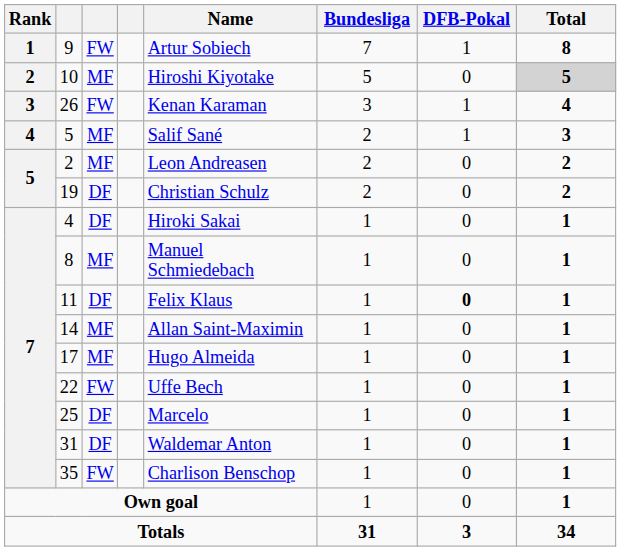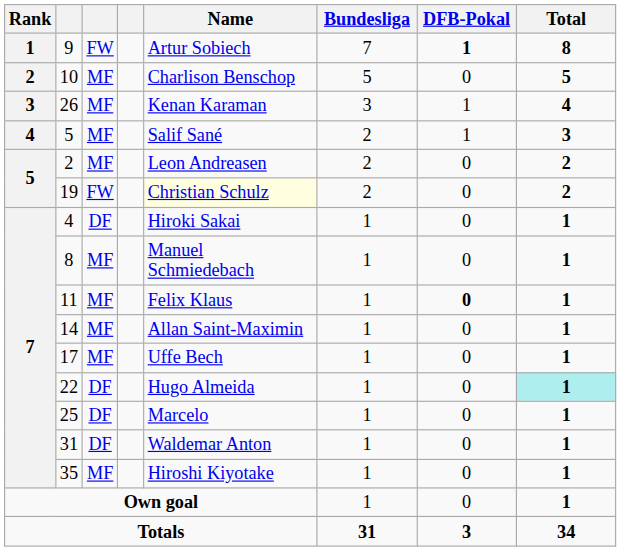(467, 47) normal -> (467, 47) bold
(211, 76) Hiroshi Kiyotake -> (221, 76) Charlison Benschop
(566, 76) lightgrey background -> (566, 76) no background
(100, 105) FW -> (100, 105) MF
(100, 192) DF -> (100, 192) FW
(208, 192) no background -> (208, 192) lightyellow background
(100, 299) DF -> (100, 299) MF
(201, 357) Hugo Almeida -> (185, 357) Uffe Bech
(100, 386) FW -> (100, 386) DF
(185, 386) Uffe Bech -> (201, 386) Hugo Almeida
(566, 386) no background -> (566, 386) paleturquoise background
(100, 473) FW -> (100, 473) MF
(221, 473) Charlison Benschop -> (211, 473) Hiroshi Kiyotake
